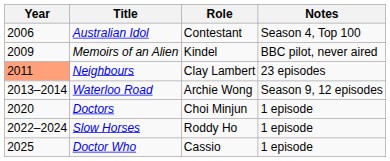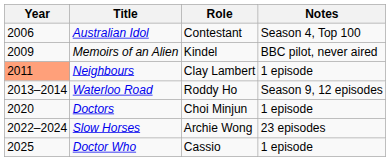(293, 71) 23 episodes -> (287, 71) 1 episode
(218, 90) Archie Wong -> (211, 90) Roddy Ho
(211, 128) Roddy Ho -> (218, 128) Archie Wong
(287, 128) 1 episode -> (293, 128) 23 episodes
